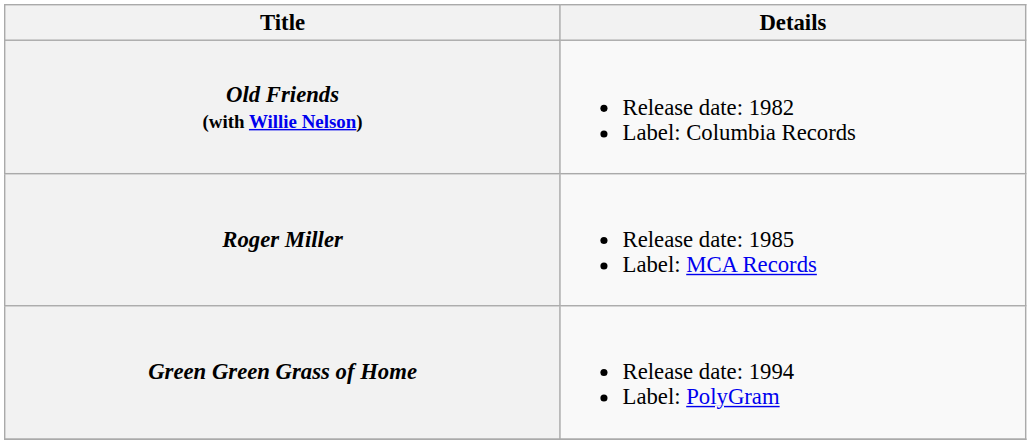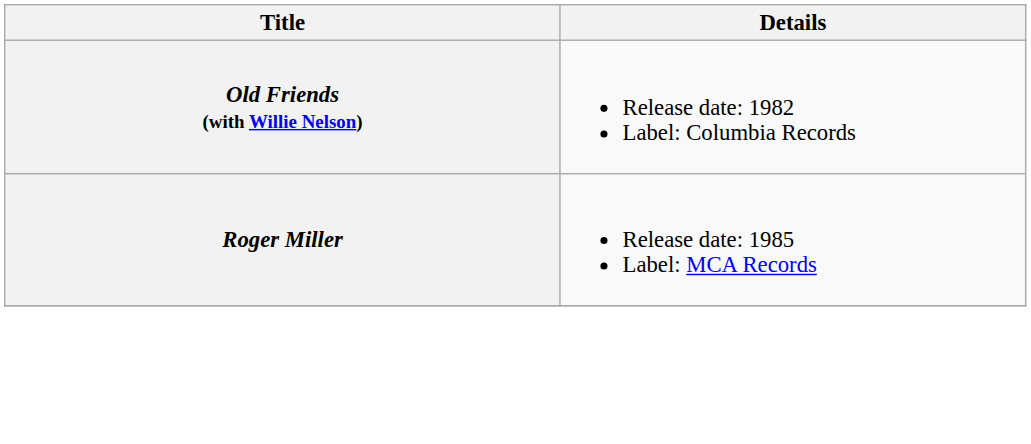- row: (283, 372)
